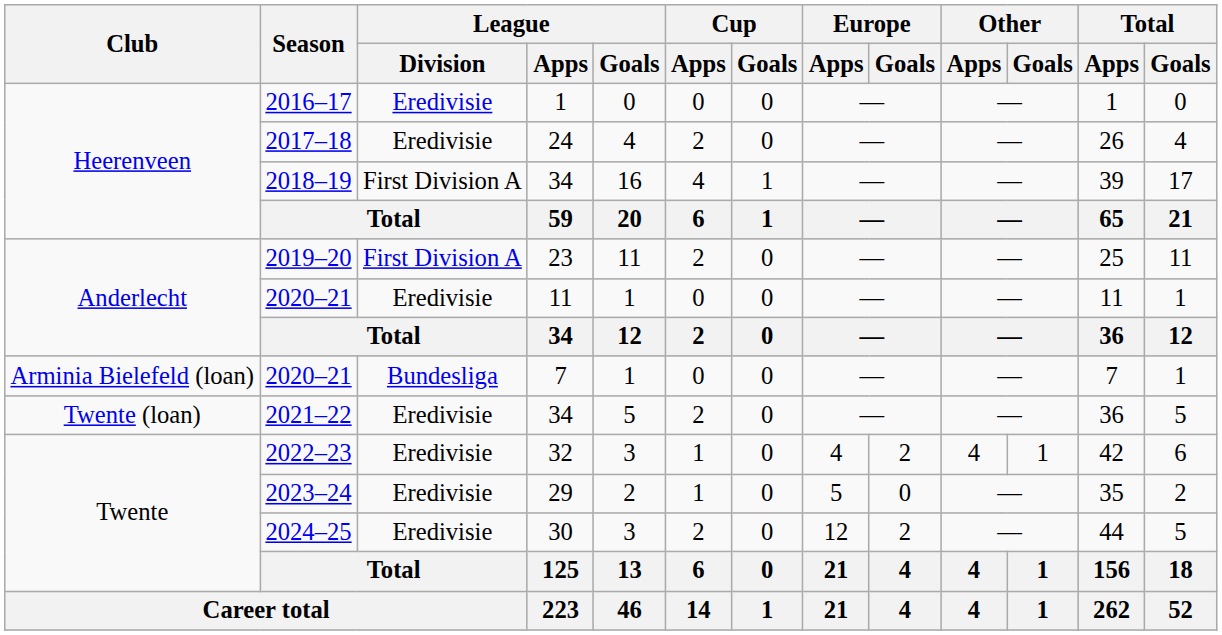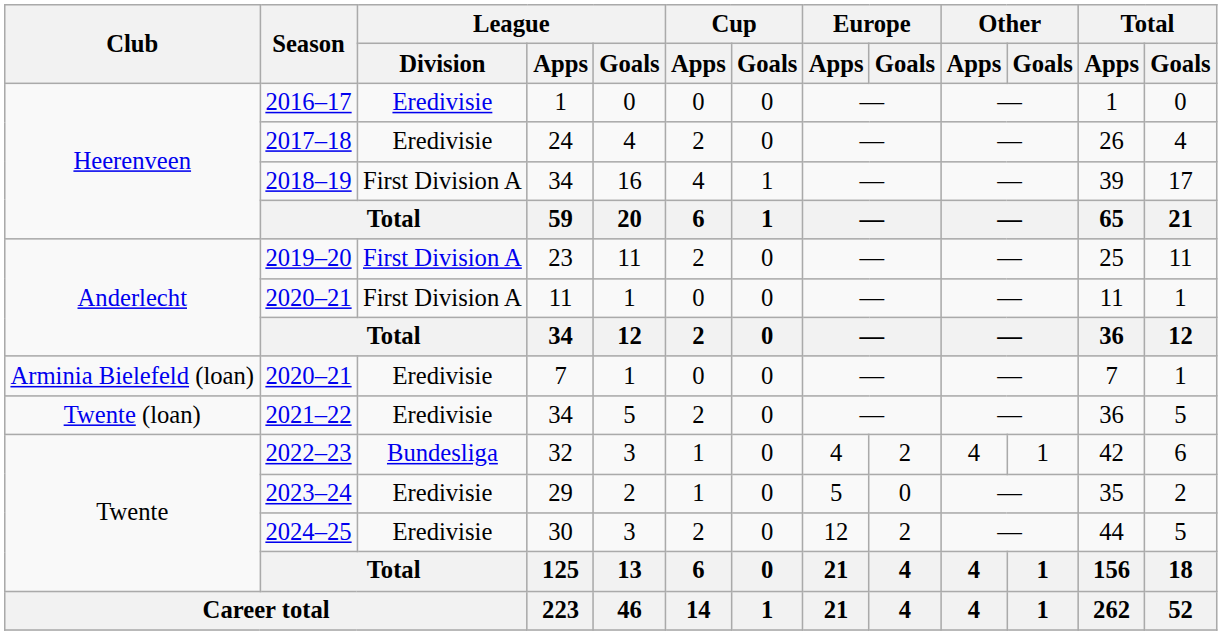(442, 297) Eredivisie -> (442, 297) First Division A
(442, 375) Bundesliga -> (442, 375) Eredivisie
(442, 453) Eredivisie -> (442, 453) Bundesliga
